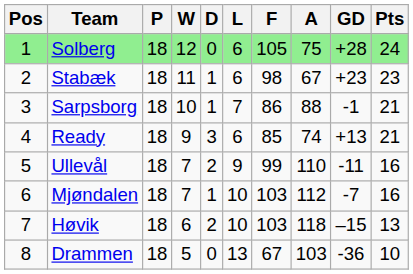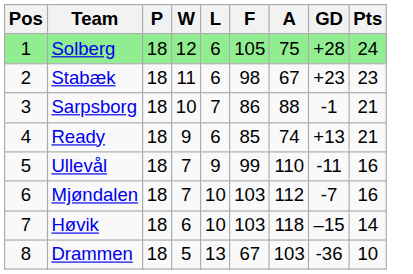- column: (212, 19)
(390, 225) 13 -> (368, 225) 14
